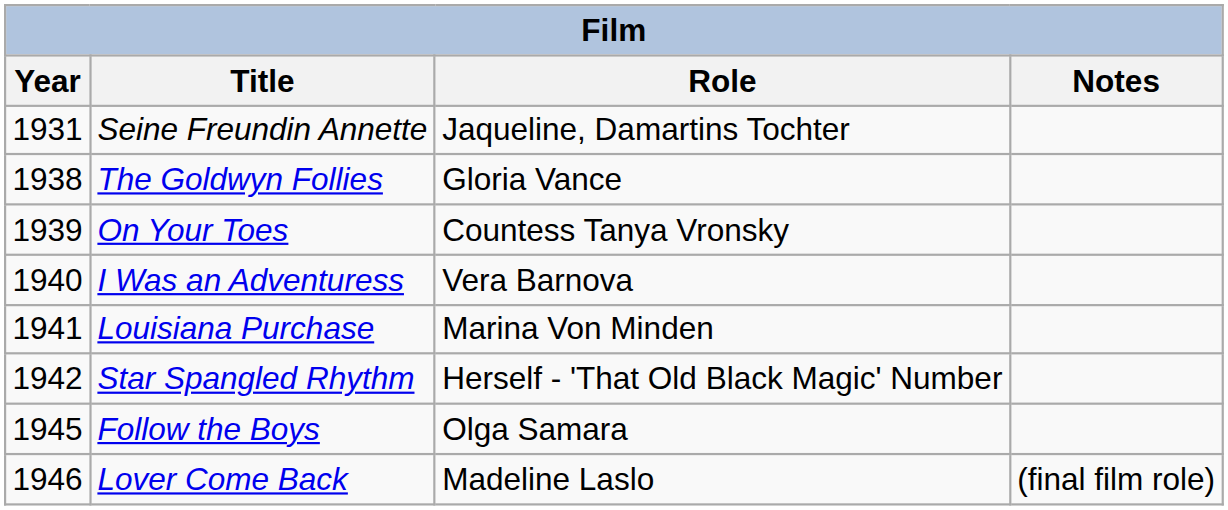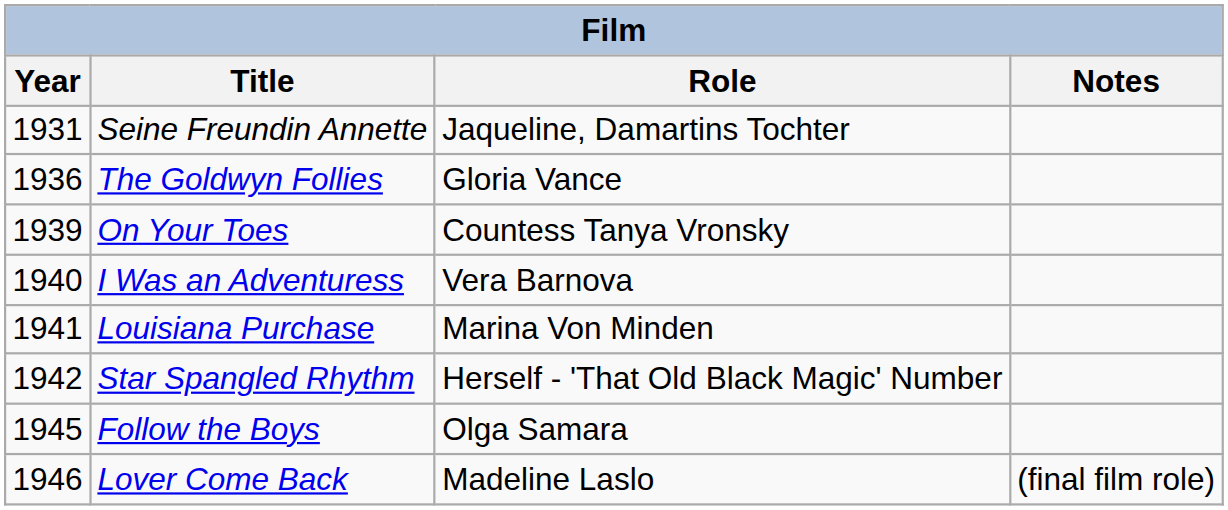(48, 180) 1938 -> (48, 180) 1936
